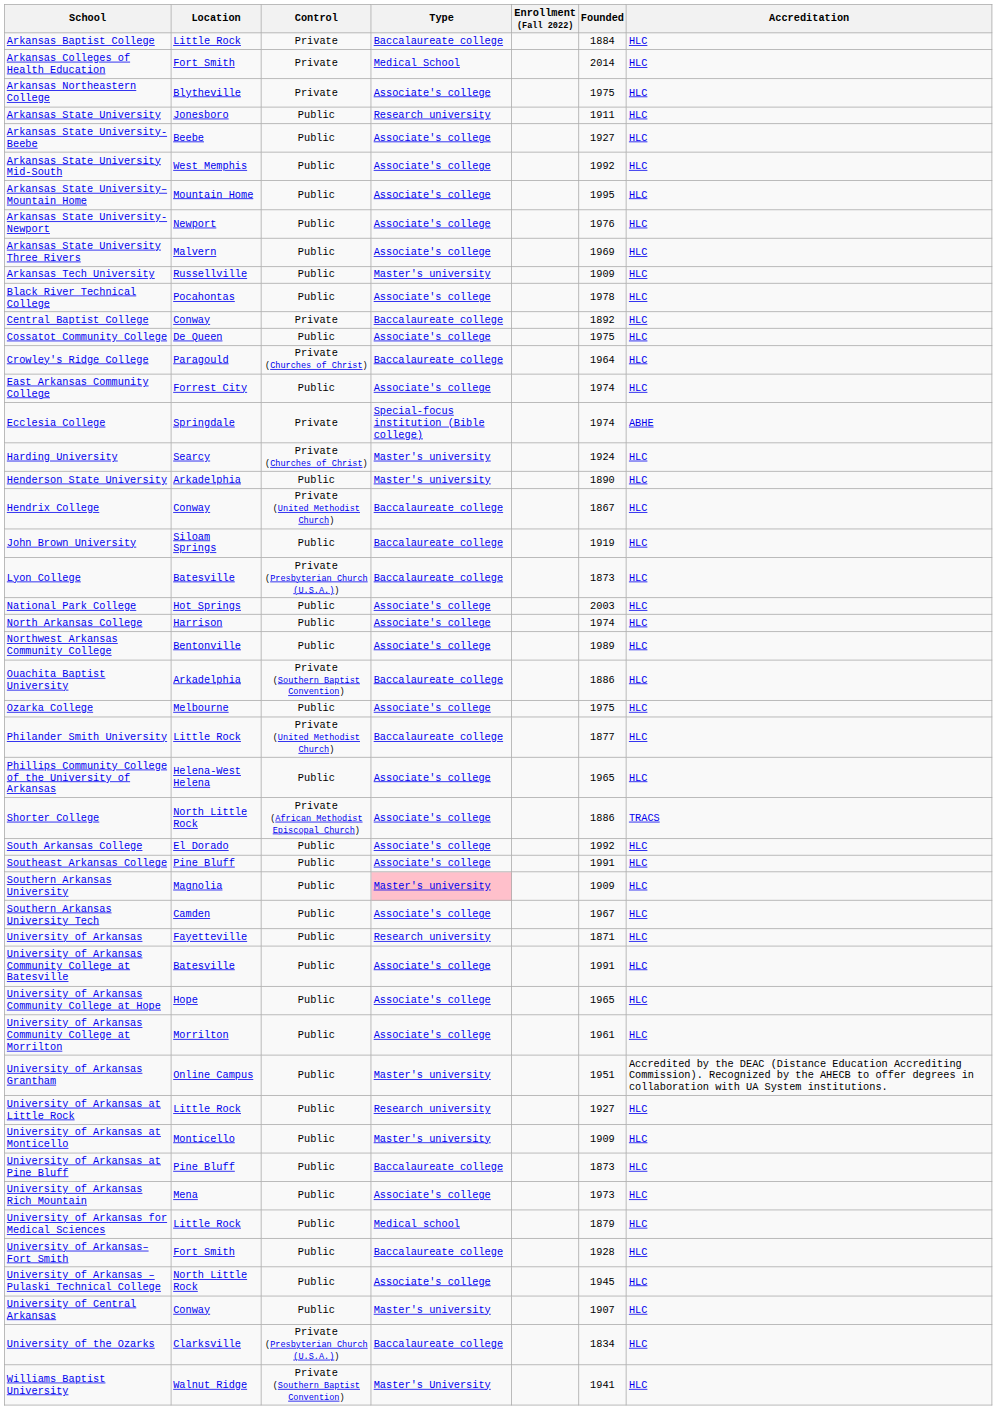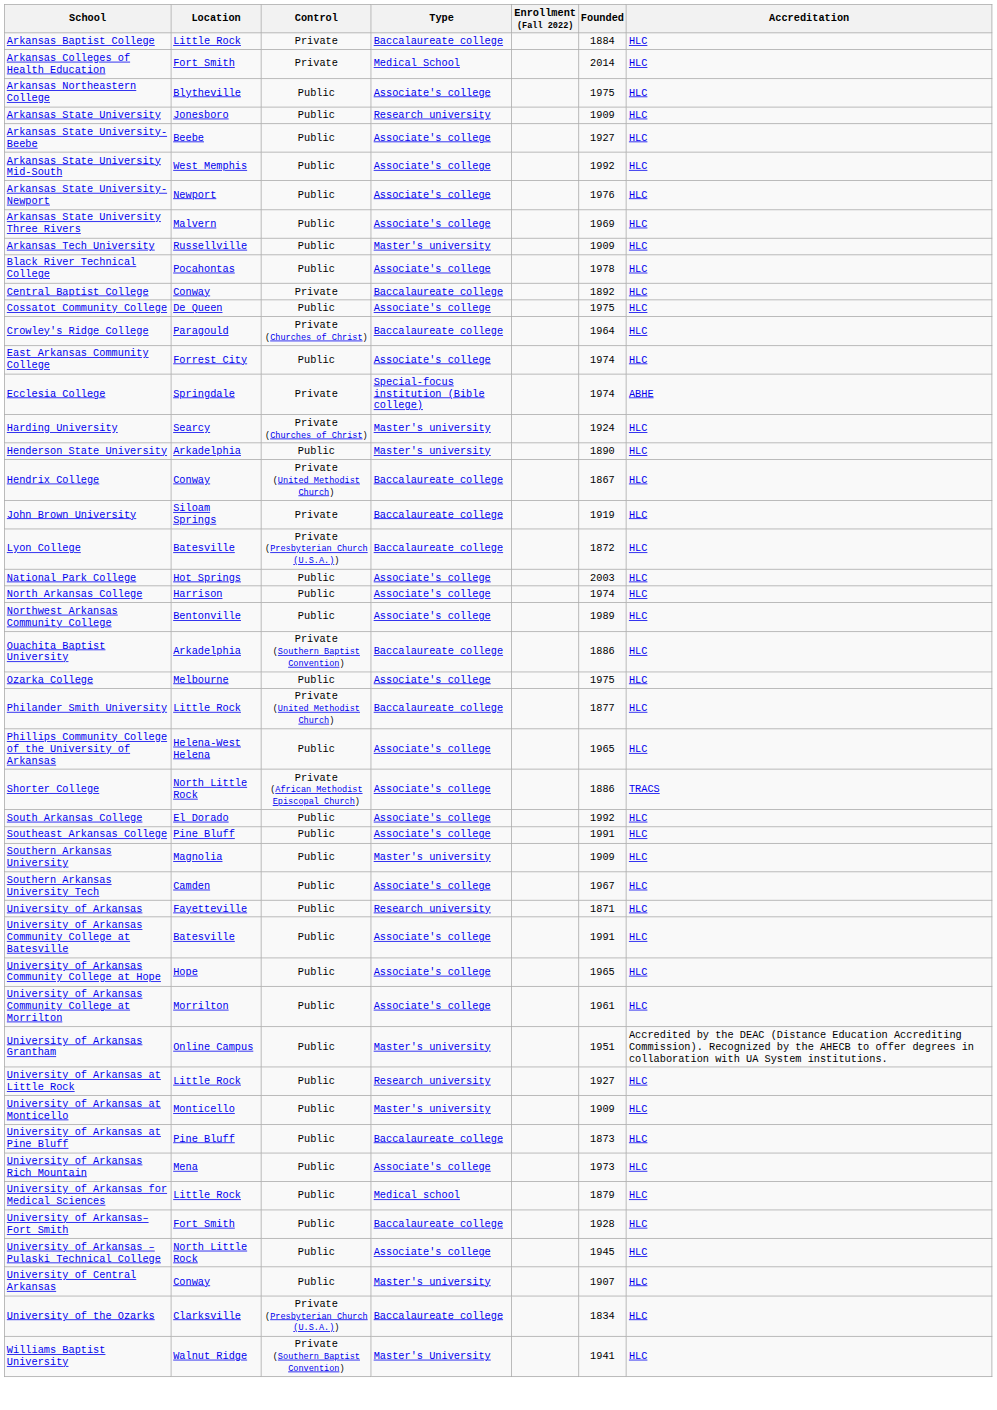(316, 93) Private -> (316, 93) Public
(602, 115) 1911 -> (602, 115) 1909
- row: (87, 195)
(316, 543) Public -> (316, 514) Private
(602, 578) 1873 -> (602, 549) 1872
(432, 886) pink background -> (432, 858) no background
